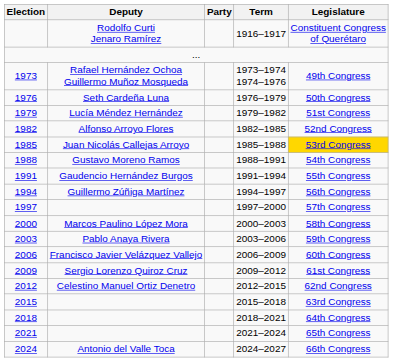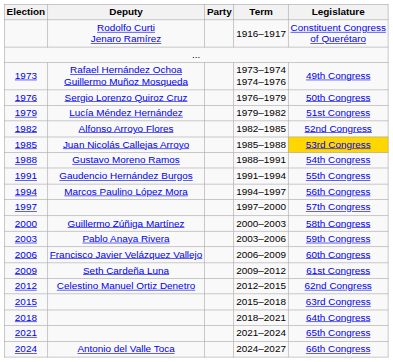(126, 97) Seth Cardeña Luna -> (126, 97) Sergio Lorenzo Quiroz Cruz
(126, 192) Guillermo Zúñiga Martínez -> (126, 192) Marcos Paulino López Mora
(126, 223) Marcos Paulino López Mora -> (126, 223) Guillermo Zúñiga Martínez
(126, 270) Sergio Lorenzo Quiroz Cruz -> (126, 270) Seth Cardeña Luna
